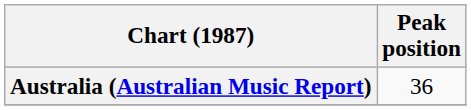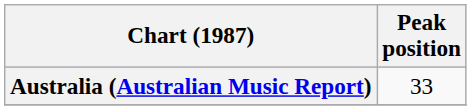(422, 85) 36 -> (422, 85) 33
